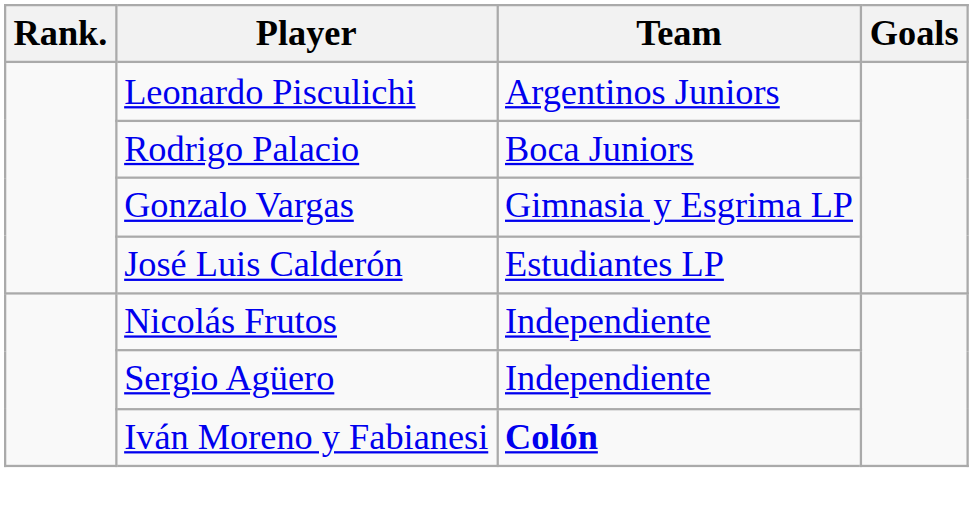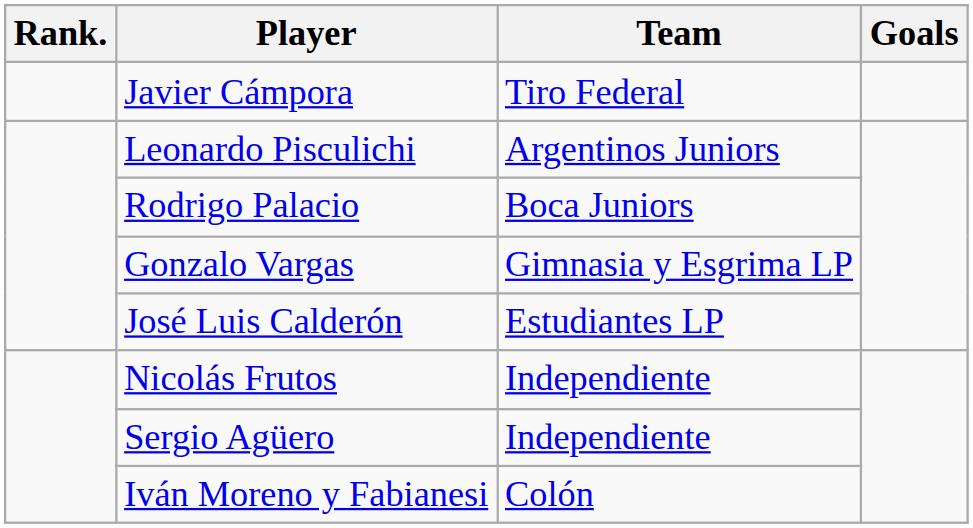+ row: (239, 90)
(551, 436) bold -> (549, 494) normal
